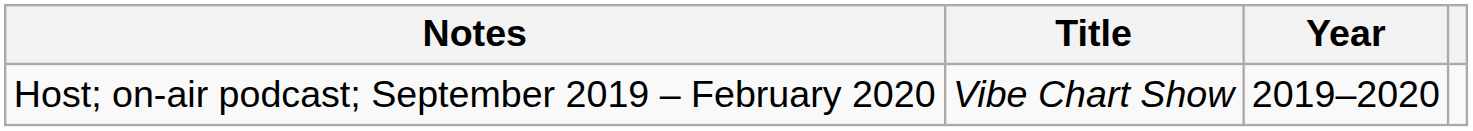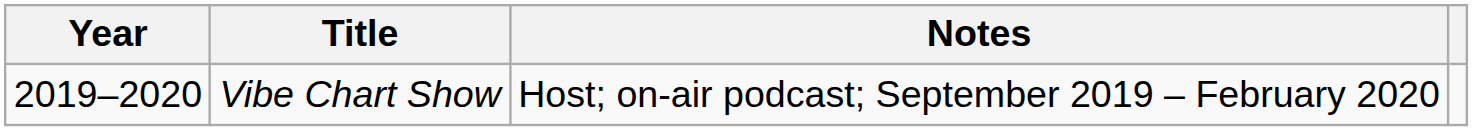columns swapped: (1346, 34) <-> (475, 34)
